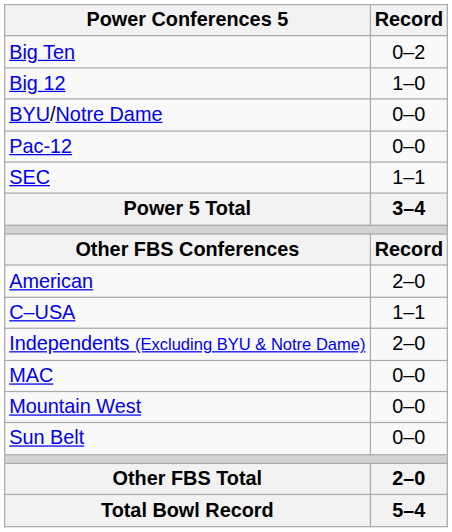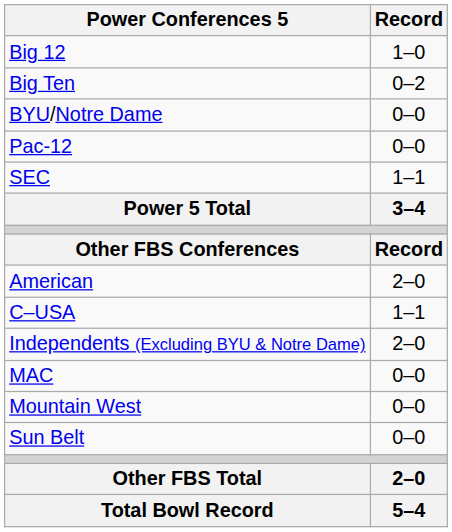rows swapped: (42, 51) <-> (37, 83)
